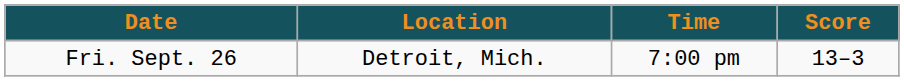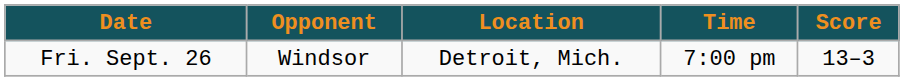+ column: (324, 23)
